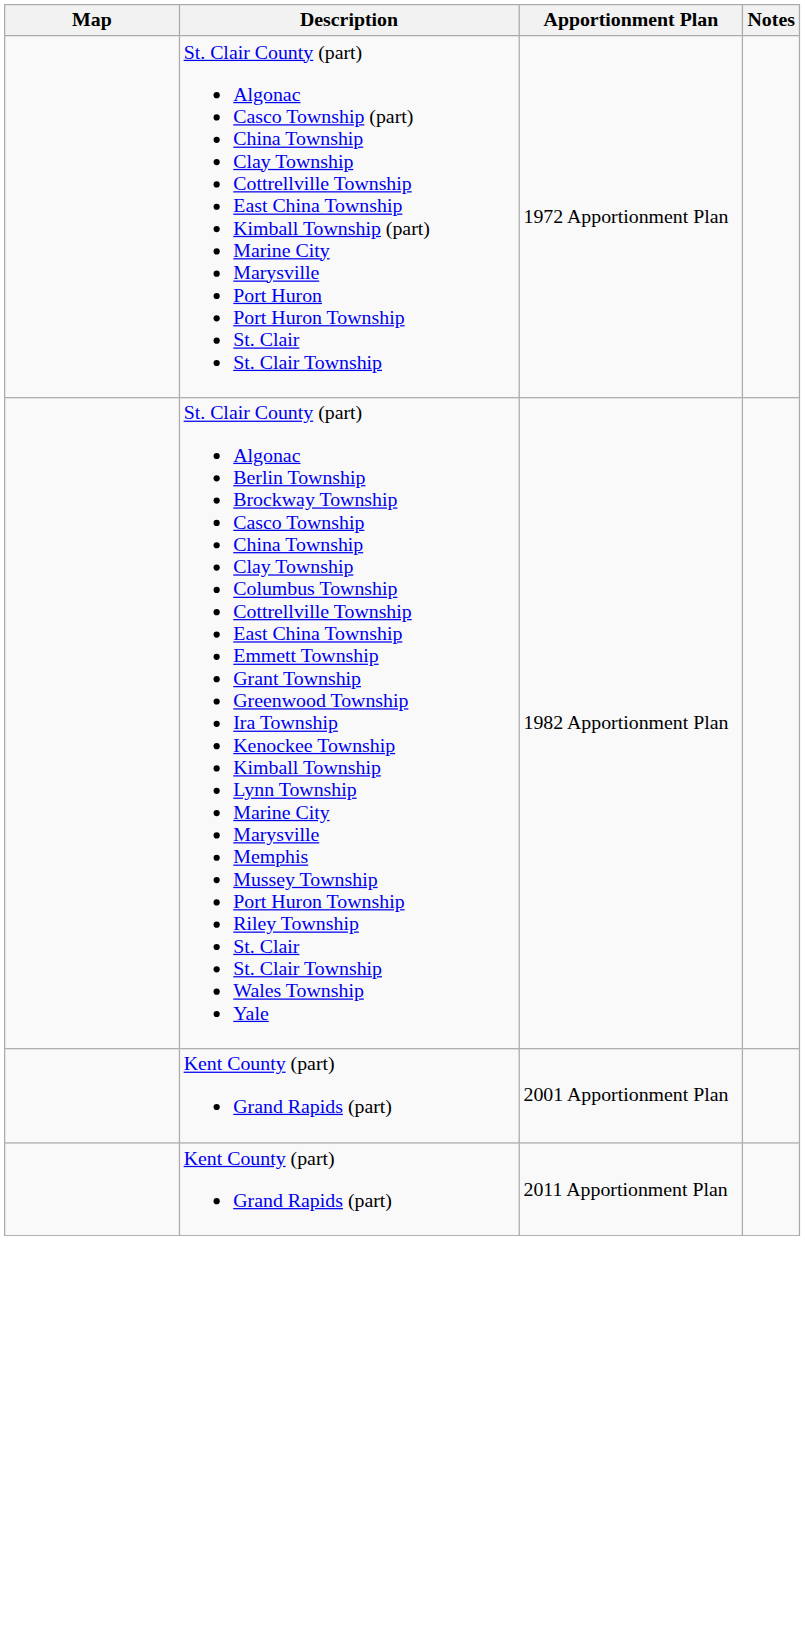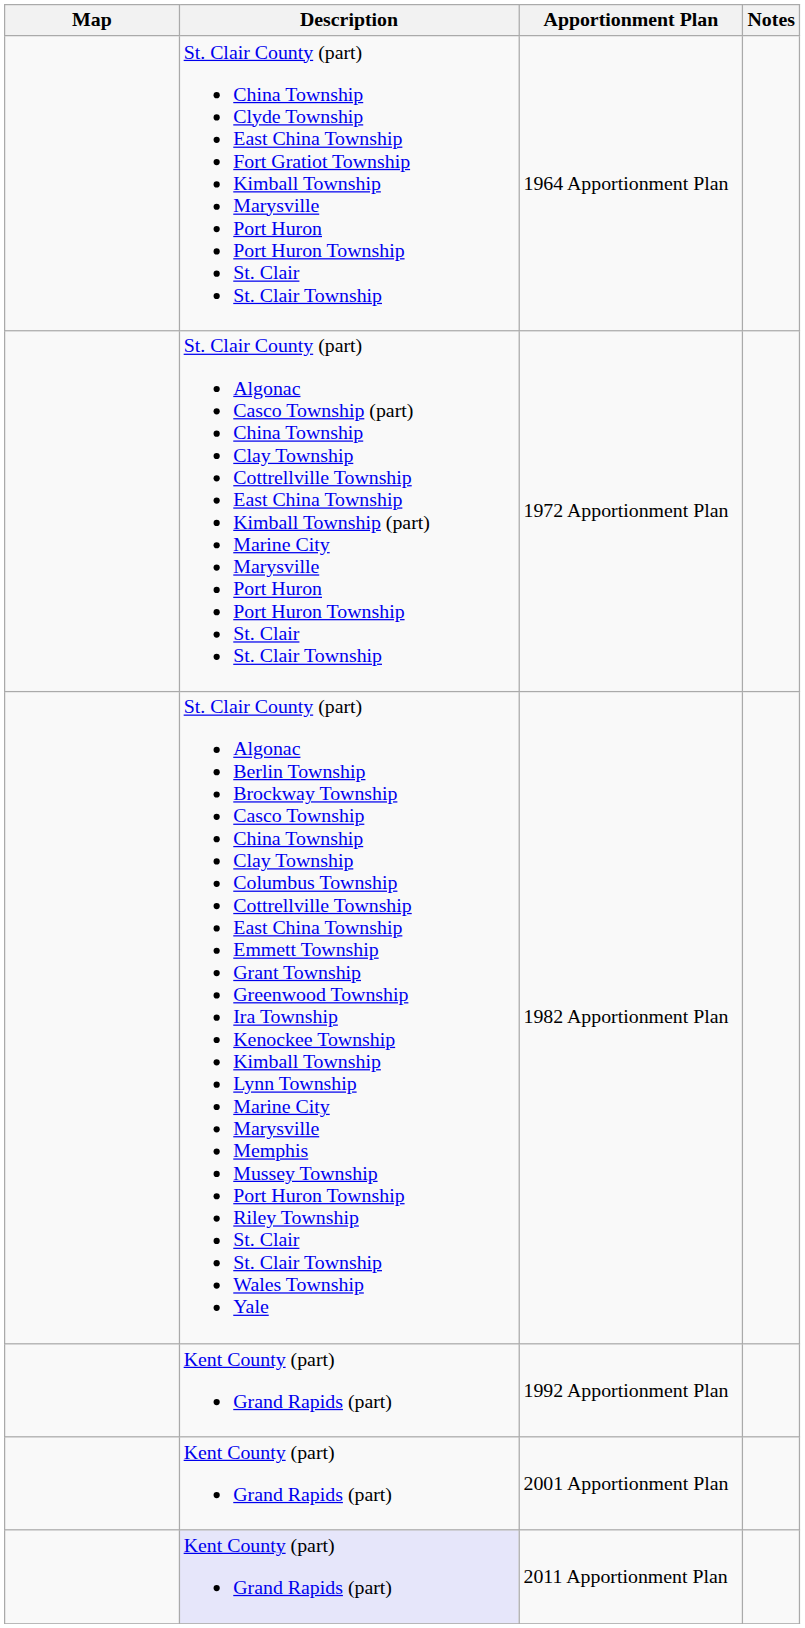+ row: (626, 183)
+ row: (626, 1389)
(349, 1179) no background -> (349, 1567) lavender background
